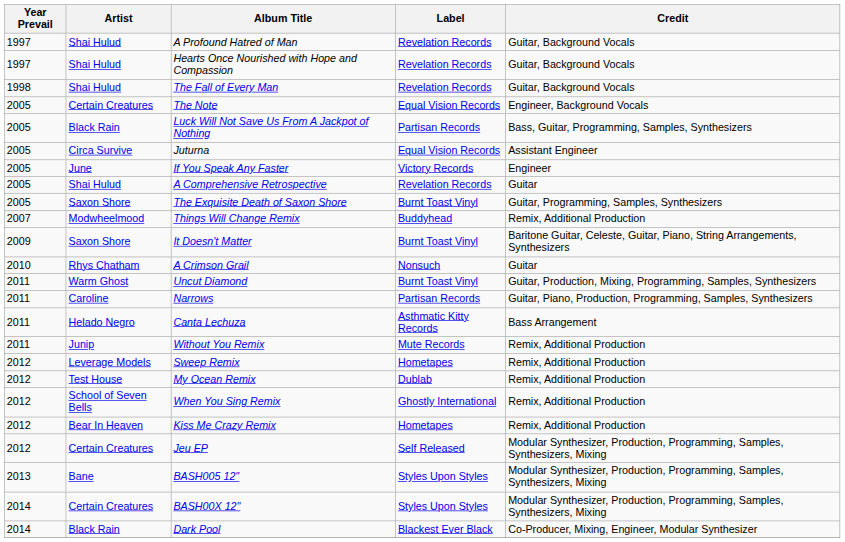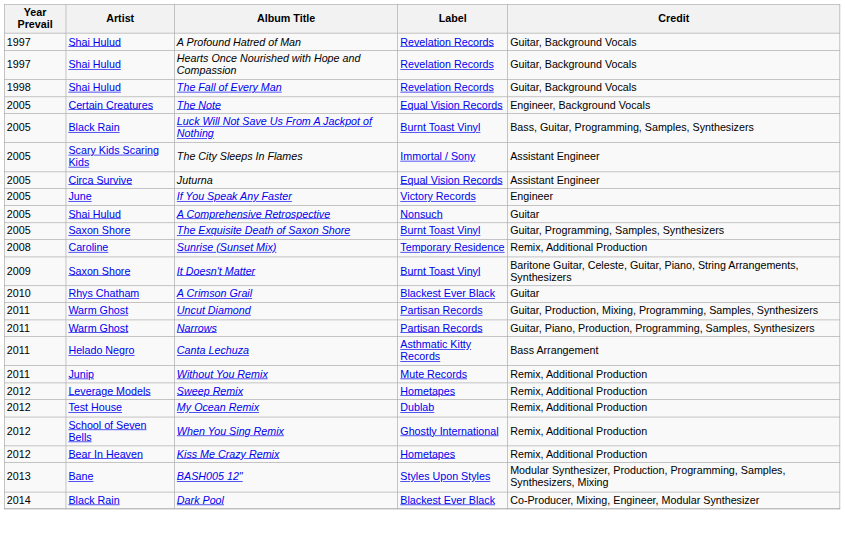(439, 128) Partisan Records -> (440, 128) Burnt Toast Vinyl
+ row: (240, 157)
(445, 185) Revelation Records -> (421, 214) Nonsuch
- row: (236, 219)
+ row: (227, 248)
(419, 265) Nonsuch -> (448, 294) Blackest Ever Black
(438, 282) Burnt Toast Vinyl -> (441, 311) Partisan Records
(89, 299) Caroline -> (98, 328) Warm Ghost
- row: (191, 448)
- row: (207, 506)
